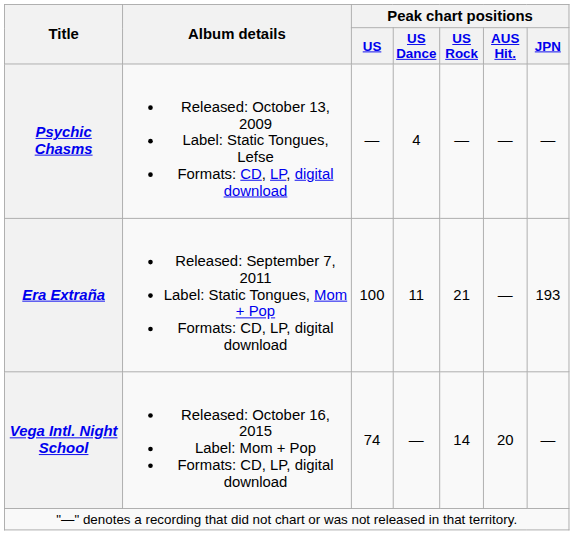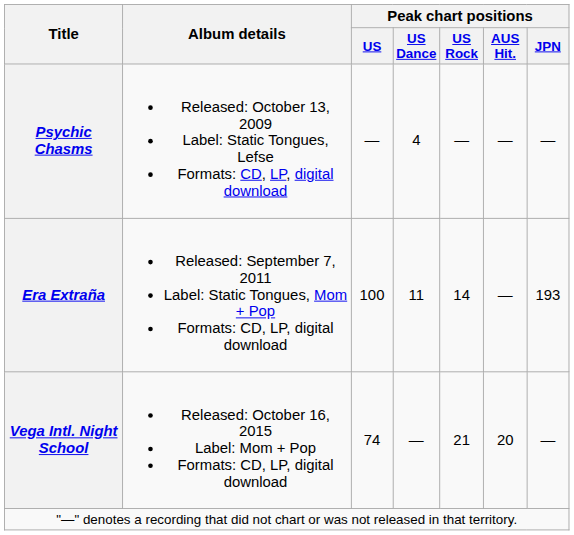(462, 294) 21 -> (462, 294) 14
(462, 440) 14 -> (462, 440) 21
